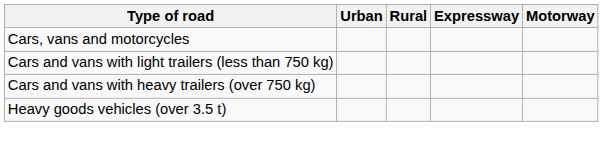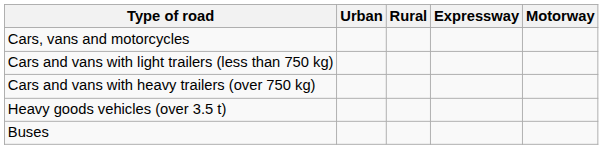+ row: (28, 132)
